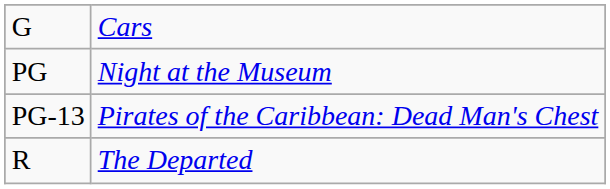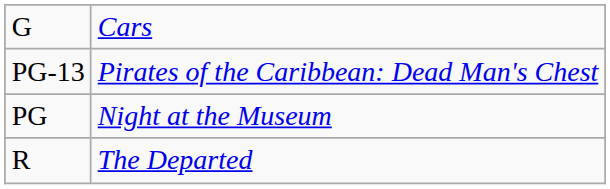rows swapped: (30, 71) <-> (48, 115)
